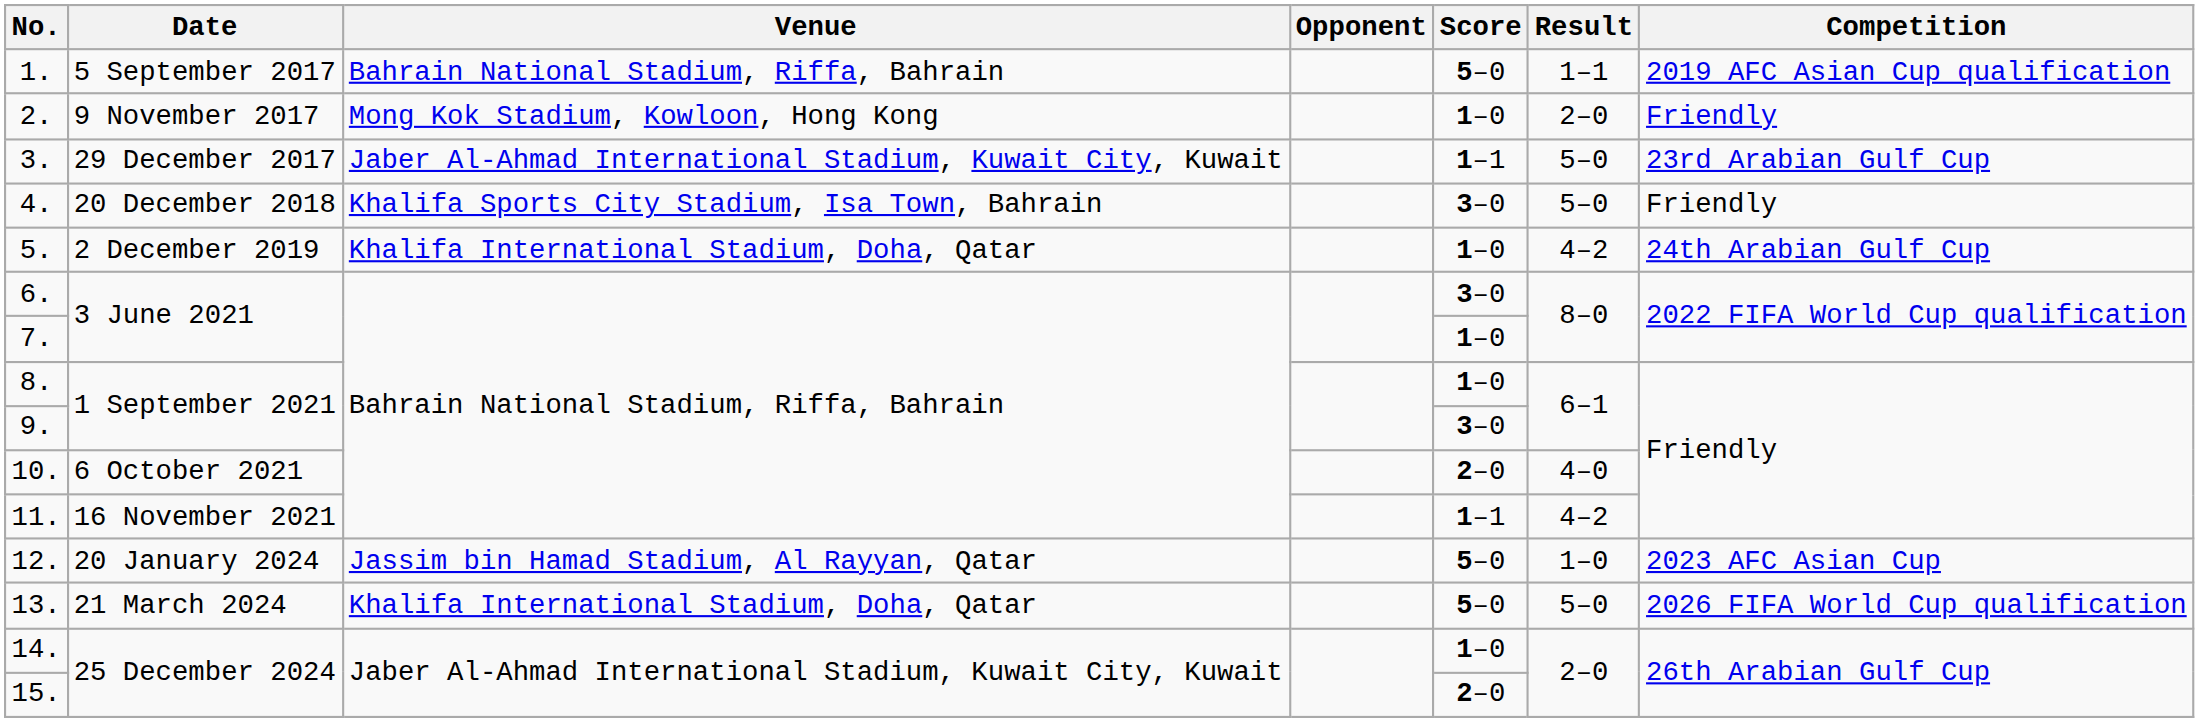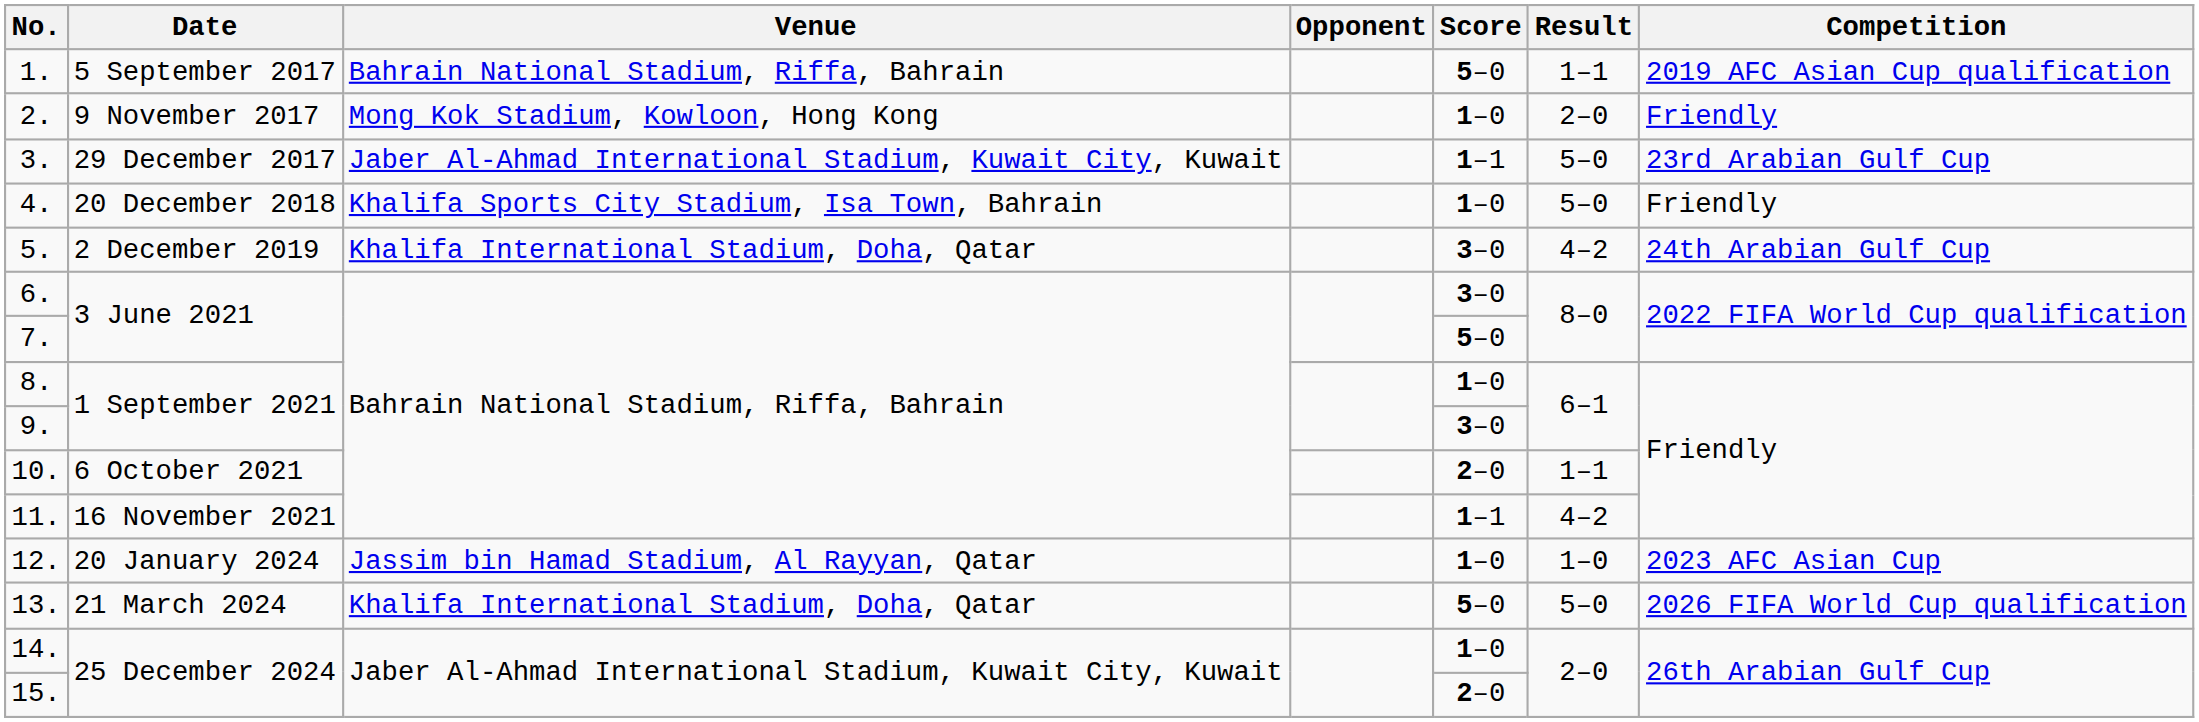(1481, 205) 3–0 -> (1481, 205) 1–0
(1481, 250) 1–0 -> (1481, 250) 3–0
(1481, 339) 1–0 -> (1481, 339) 5–0
(1584, 472) 4–0 -> (1584, 472) 1–1
(1481, 561) 5–0 -> (1481, 561) 1–0
